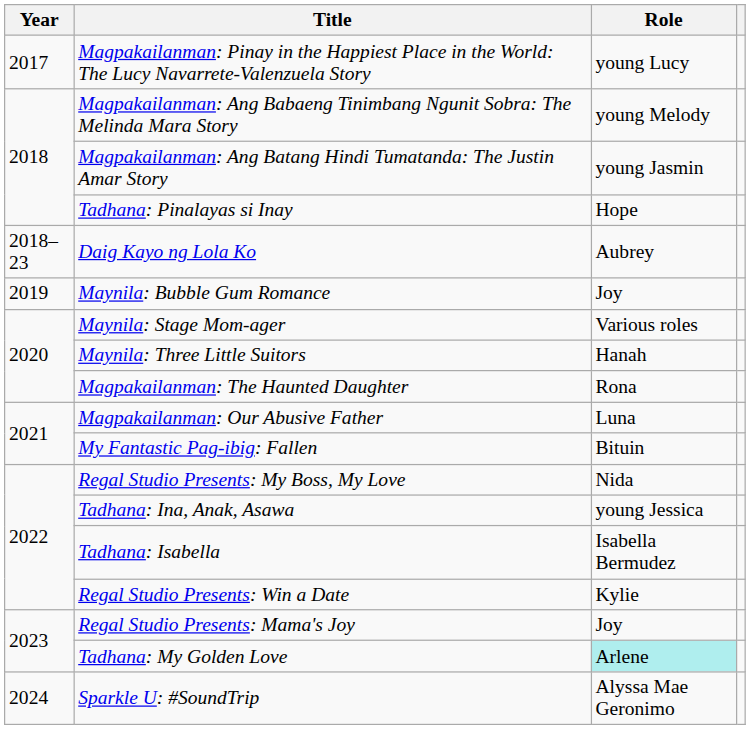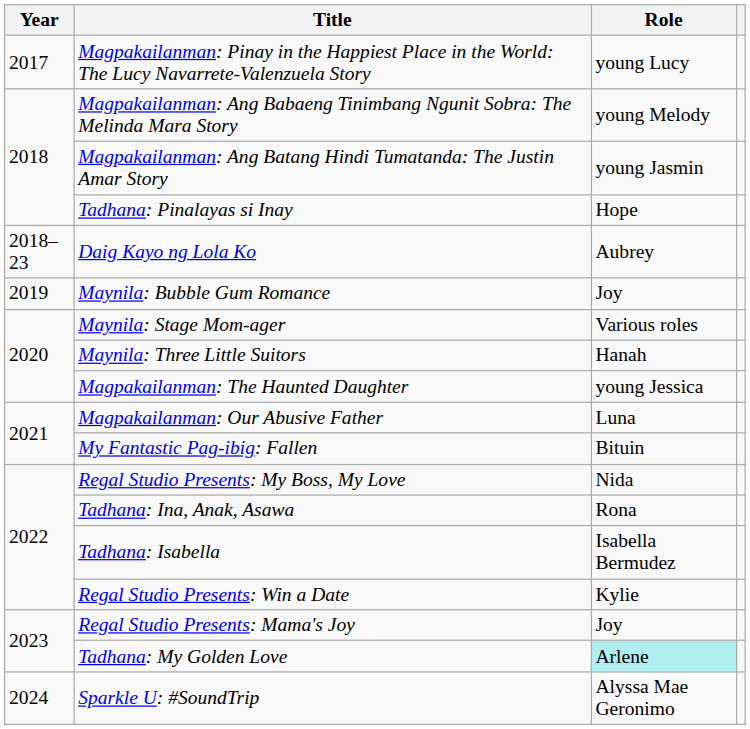(616, 386) Rona -> (649, 386) young Jessica
(649, 510) young Jessica -> (616, 510) Rona
